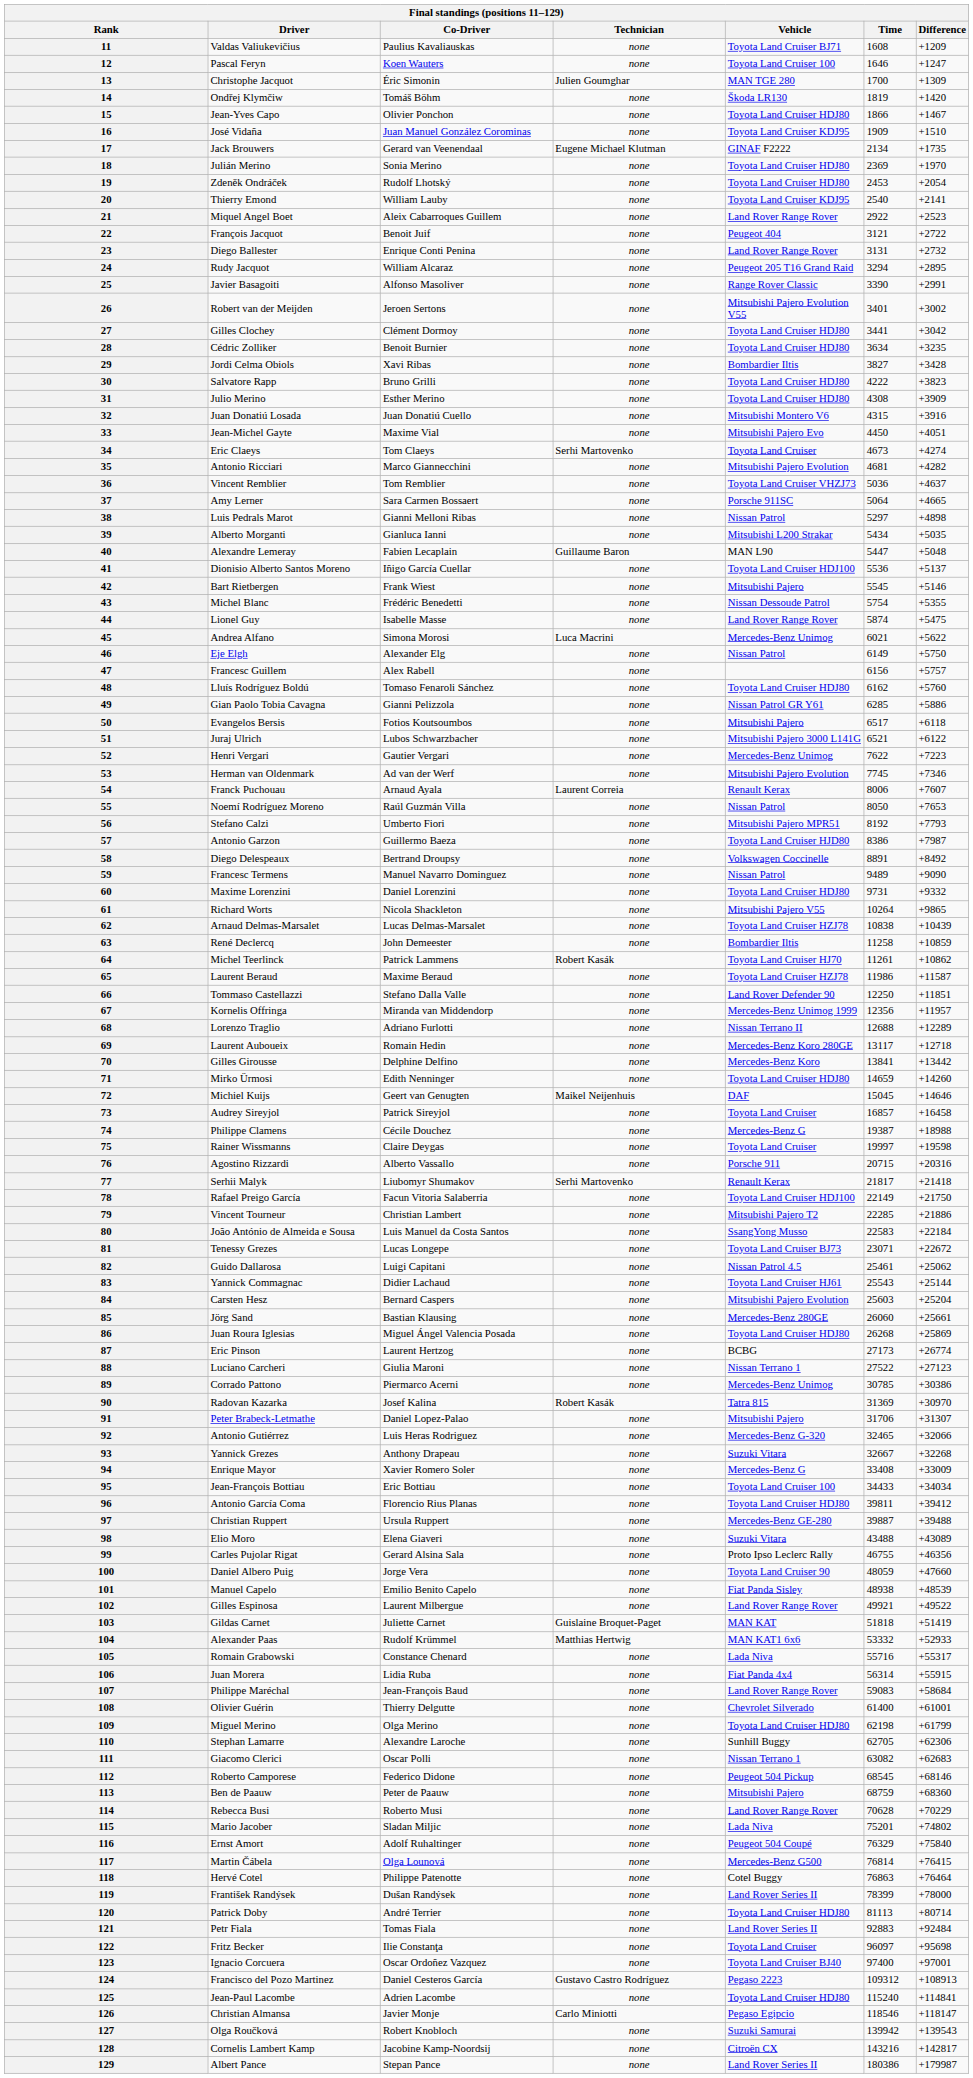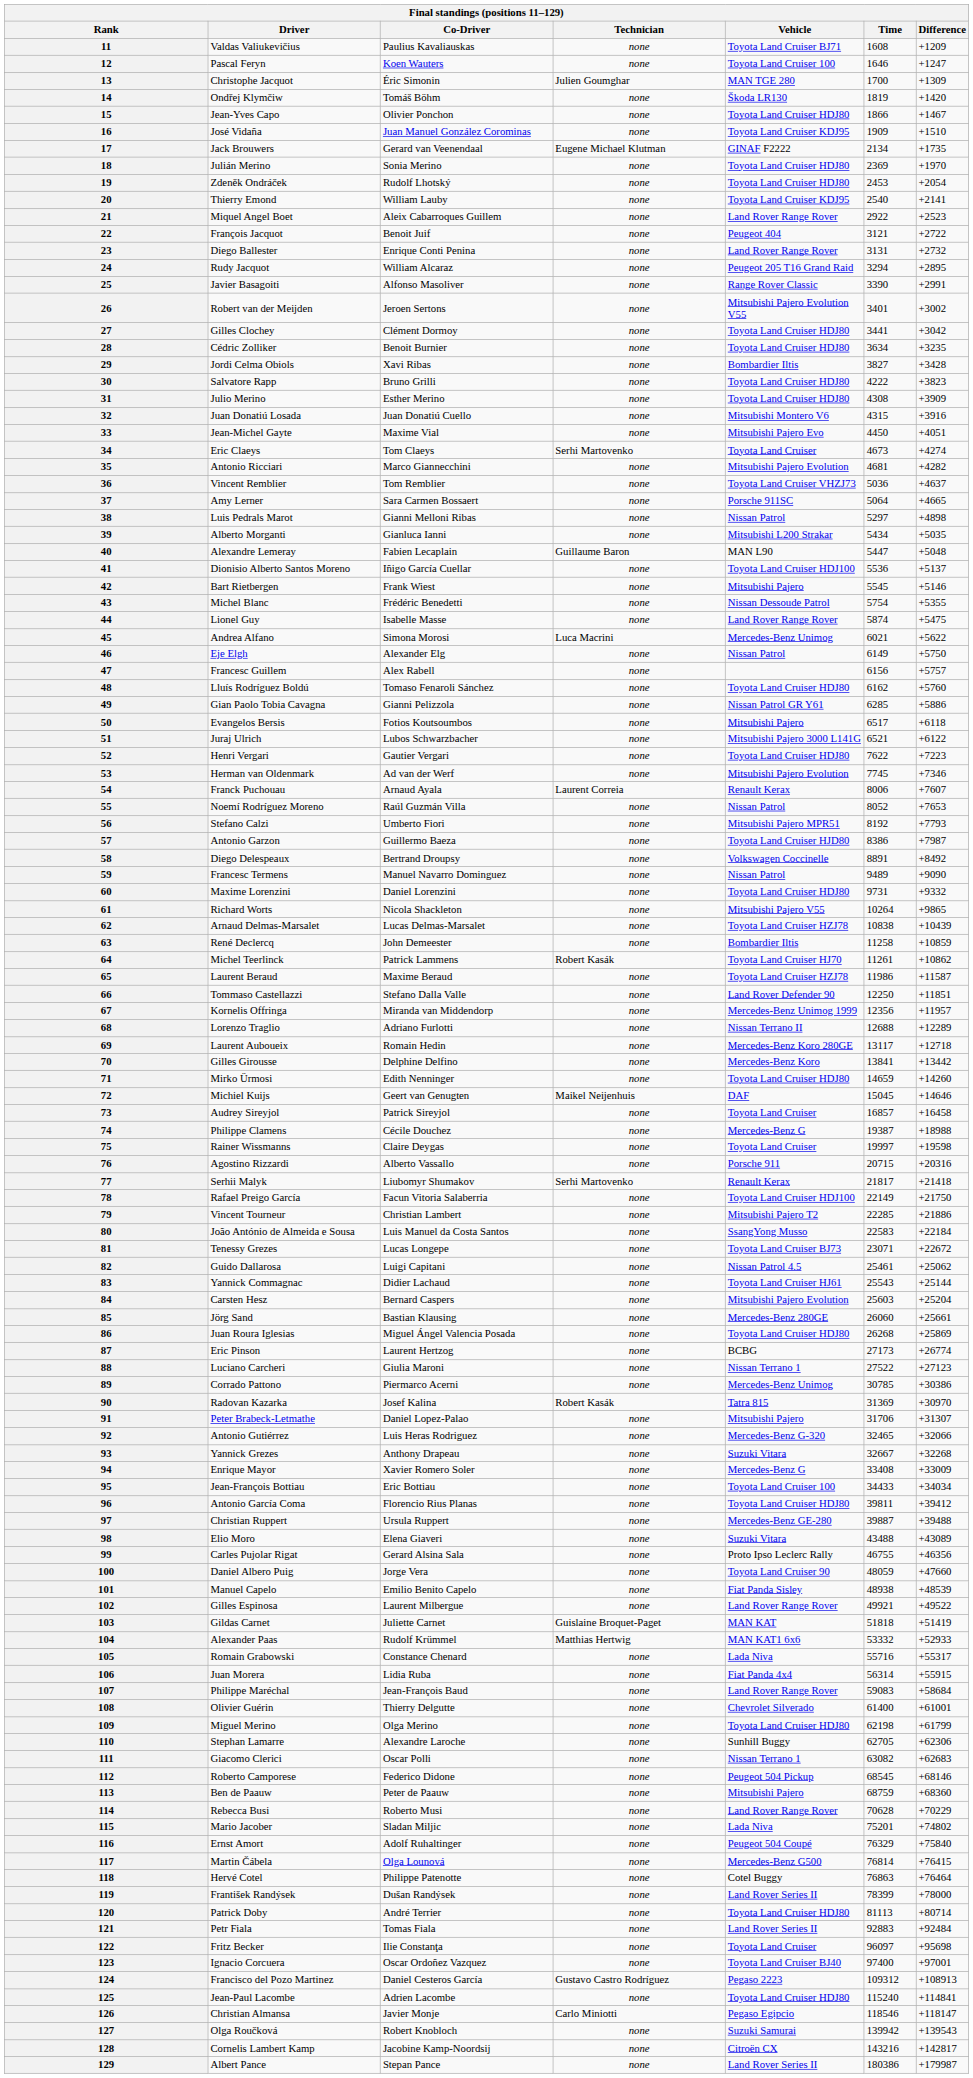(780, 756) Mercedes-Benz Unimog -> (789, 756) Toyota Land Cruiser HDJ80
(877, 807) 8050 -> (877, 807) 8052
